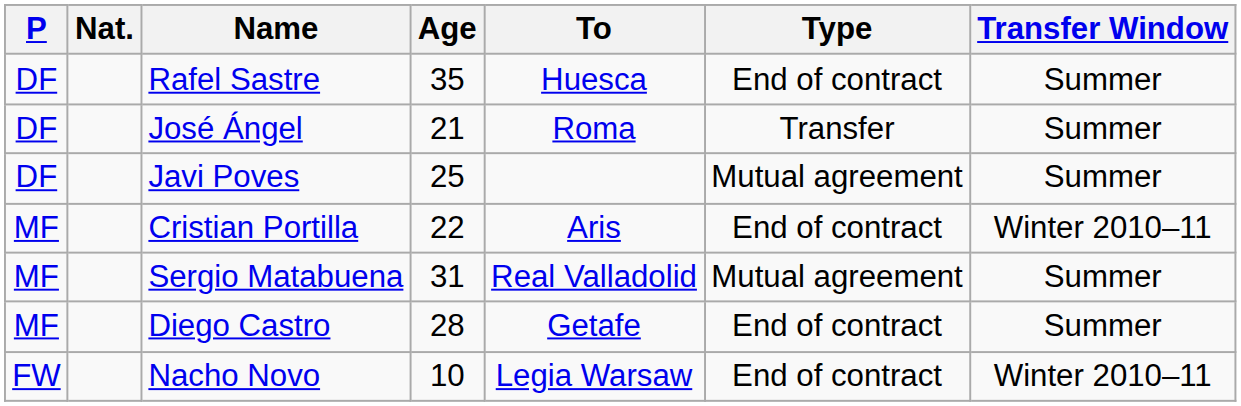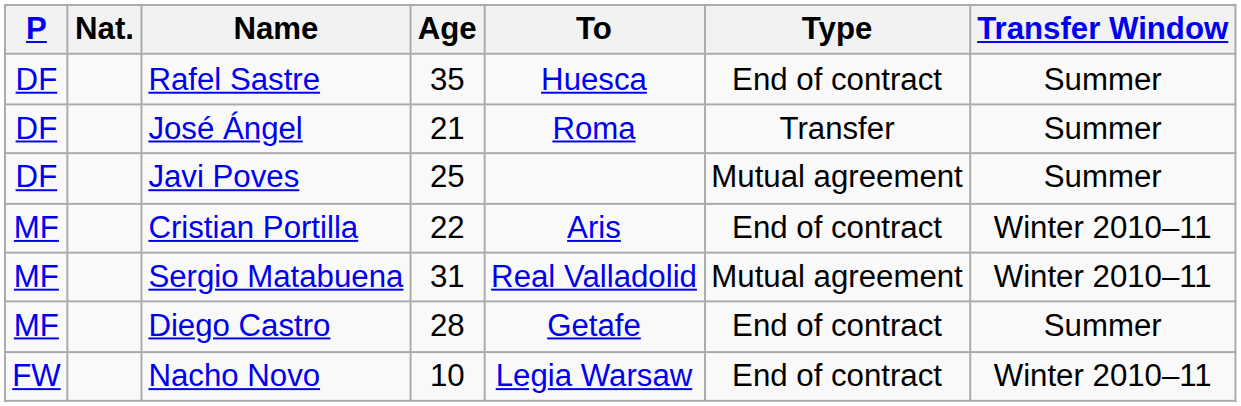(1103, 276) Summer -> (1103, 276) Winter 2010–11
